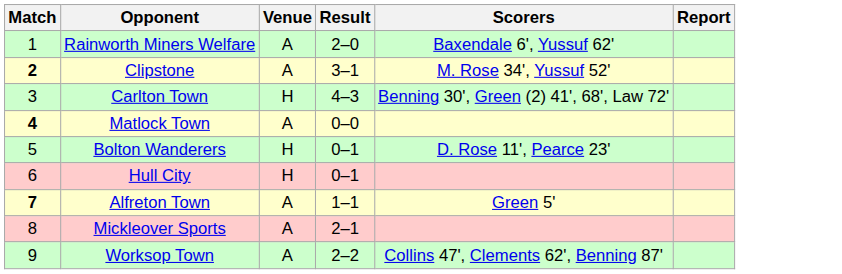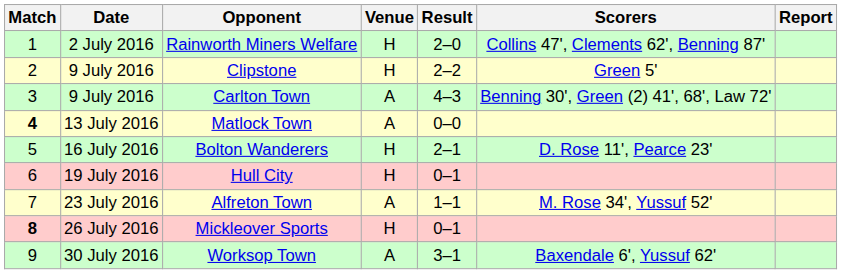+ column: (111, 17)
(287, 44) A -> (389, 44) H
(524, 44) Baxendale 6', Yussuf 62' -> (626, 44) Collins 47', Clements 62', Benning 87'
(32, 70) bold -> (32, 70) normal
(287, 70) A -> (389, 70) H
(345, 70) 3–1 -> (447, 70) 2–2
(524, 70) M. Rose 34', Yussuf 52' -> (626, 70) Green 5'
(287, 96) H -> (389, 96) A
(345, 149) 0–1 -> (447, 149) 2–1
(32, 202) bold -> (32, 202) normal
(524, 202) Green 5' -> (626, 202) M. Rose 34', Yussuf 52'
(32, 228) normal -> (32, 228) bold
(287, 228) A -> (389, 228) H
(345, 228) 2–1 -> (447, 228) 0–1
(345, 255) 2–2 -> (447, 255) 3–1
(524, 255) Collins 47', Clements 62', Benning 87' -> (626, 255) Baxendale 6', Yussuf 62'
